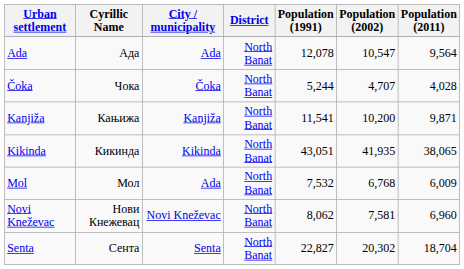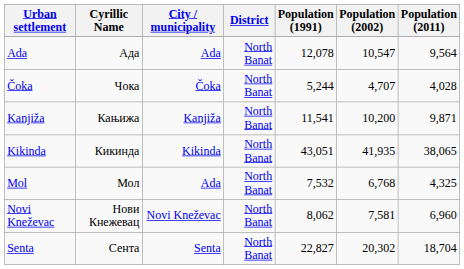(443, 183) 6,009 -> (443, 183) 4,325
